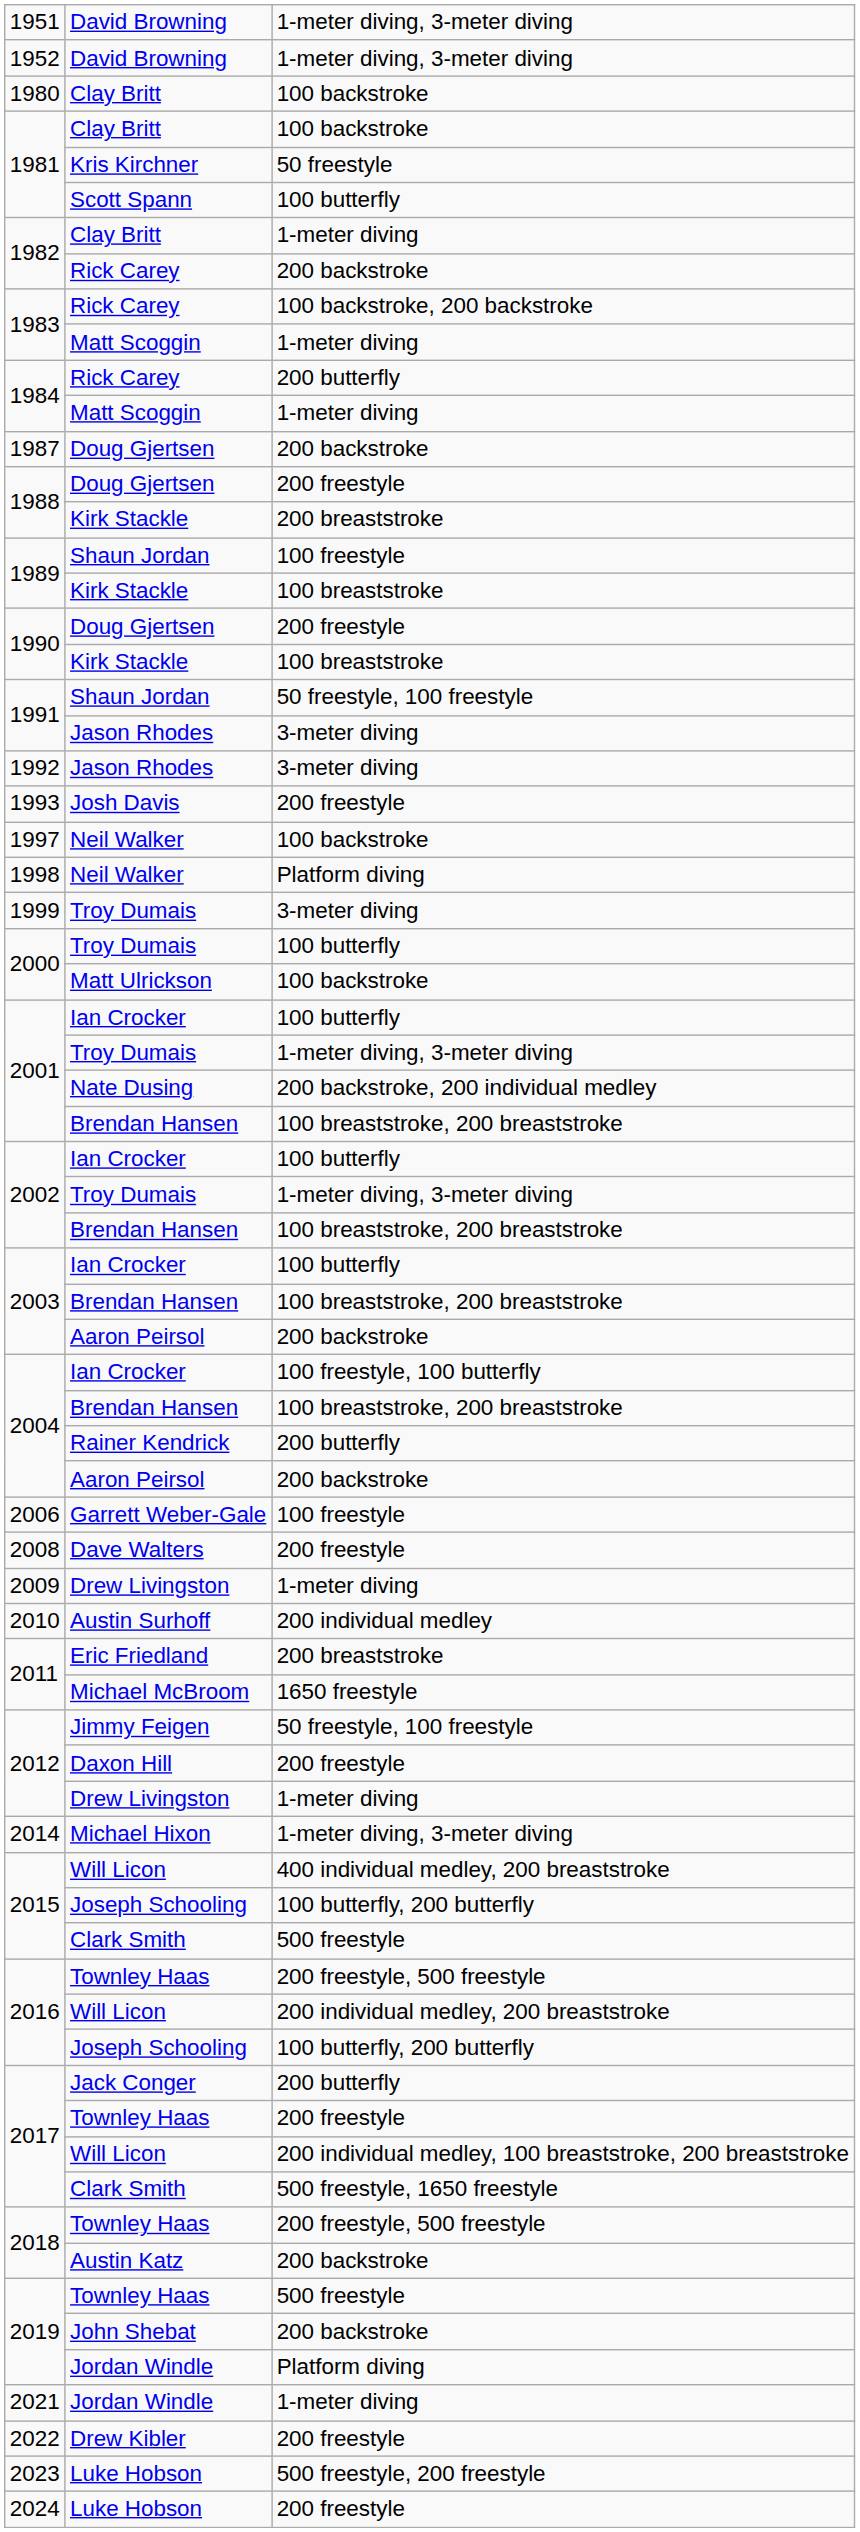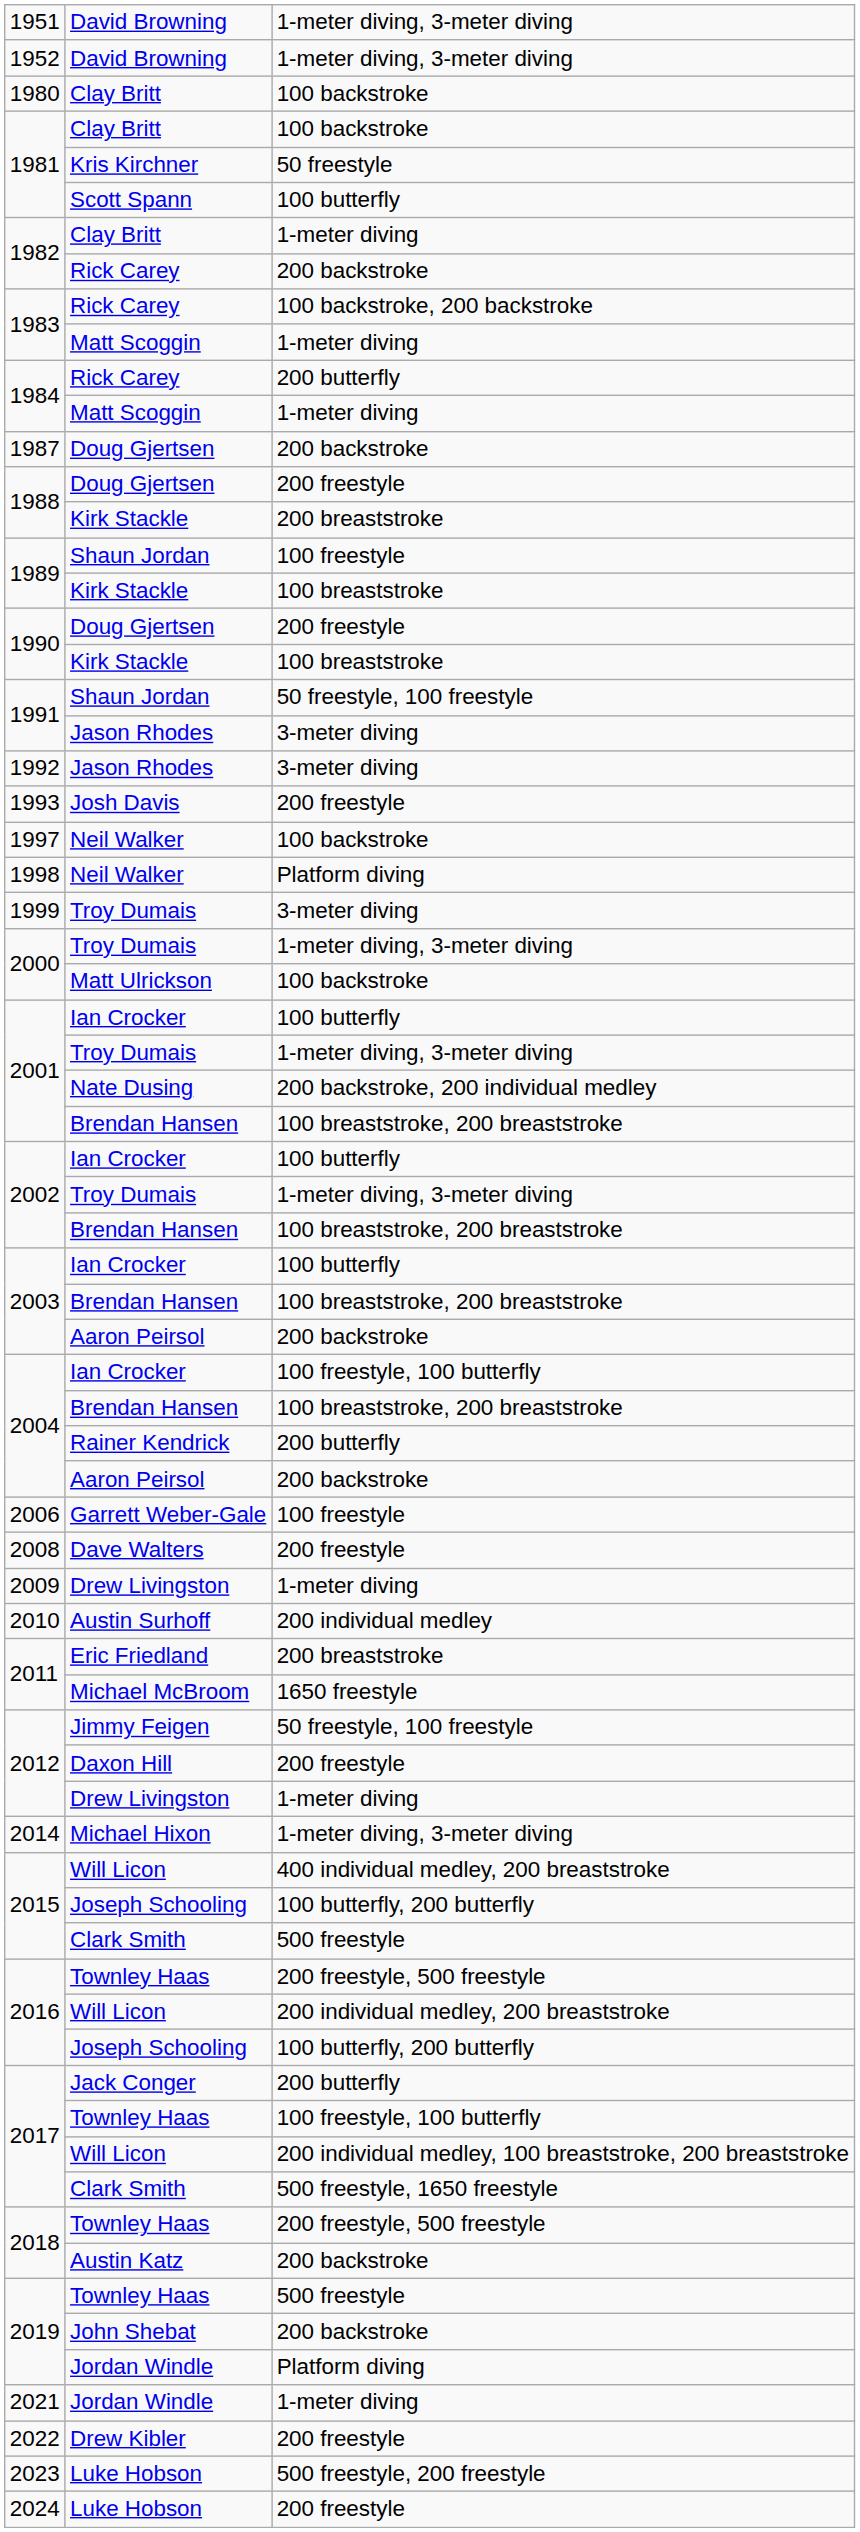(338, 945) 100 butterfly -> (425, 945) 1-meter diving, 3-meter diving
(341, 2118) 200 freestyle -> (409, 2118) 100 freestyle, 100 butterfly
